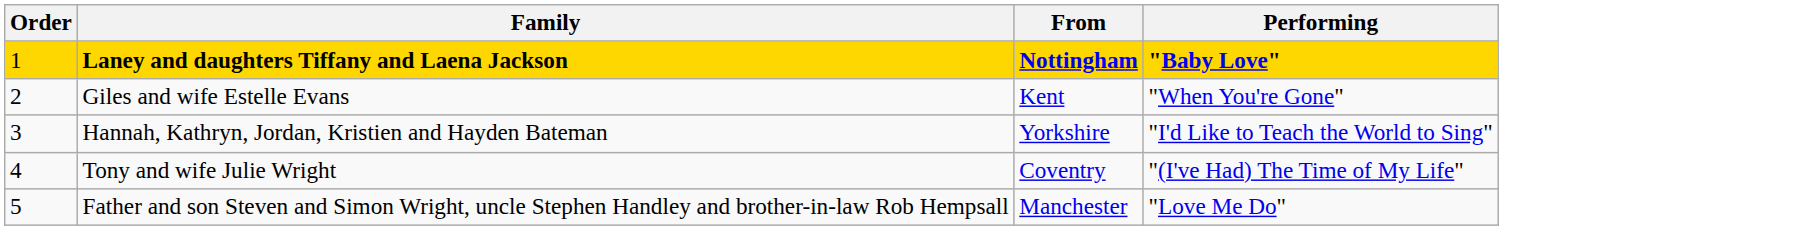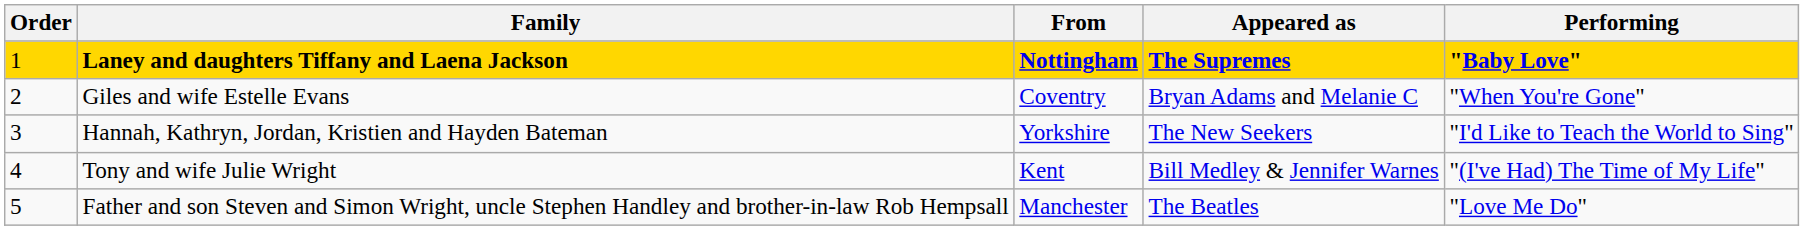+ column: (1294, 22)
(1042, 96) Kent -> (1062, 96) Coventry
(1062, 170) Coventry -> (1042, 170) Kent
